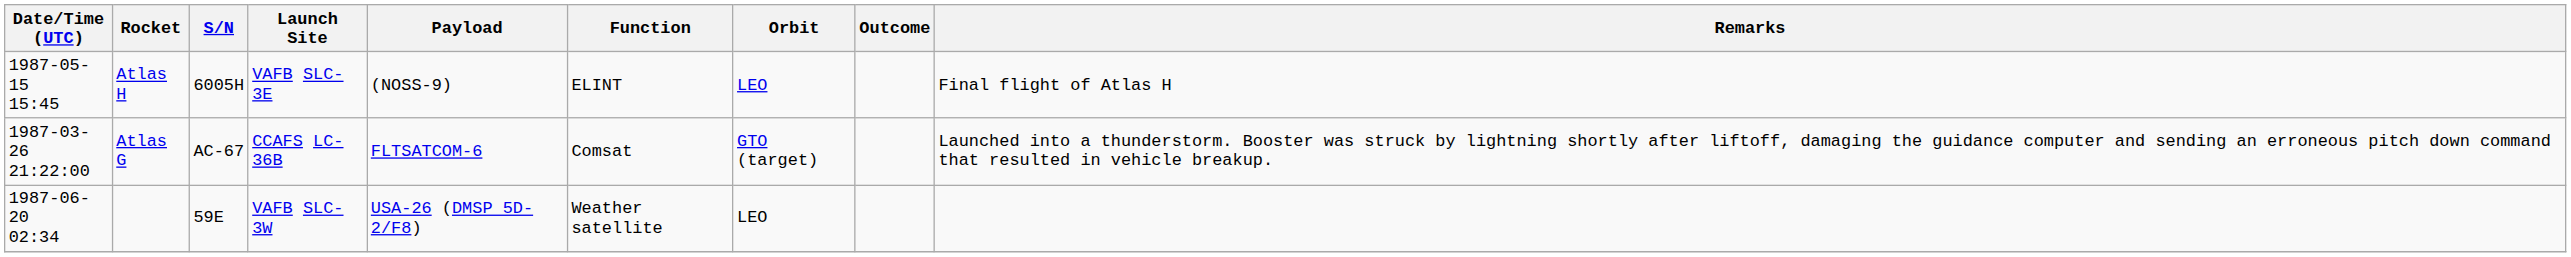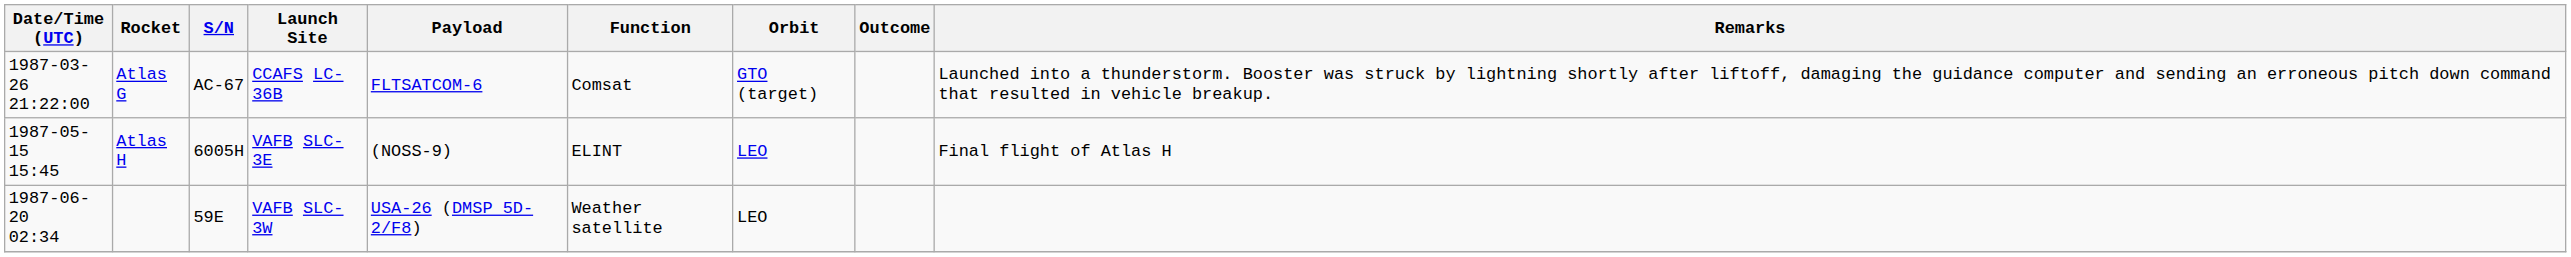rows swapped: (142, 152) <-> (142, 85)
